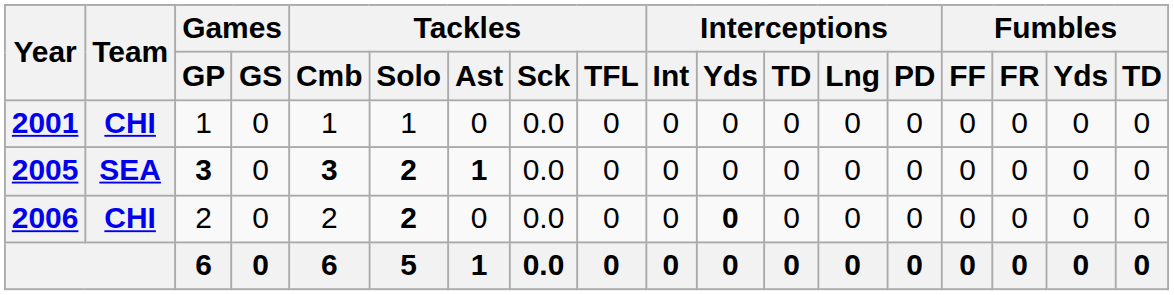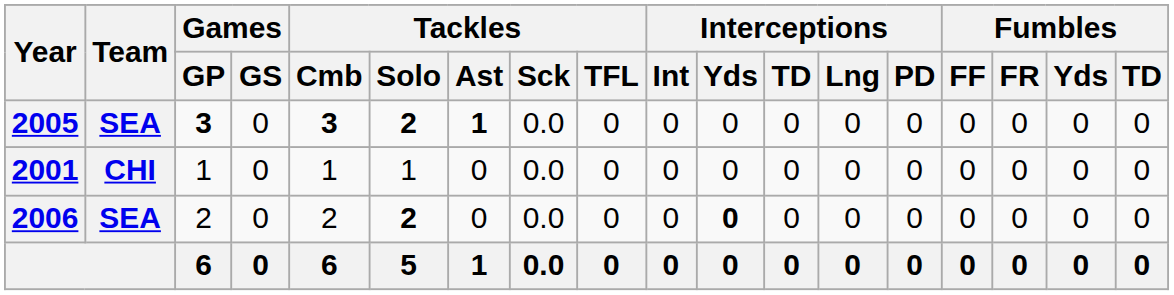rows swapped: (45, 123) <-> (45, 170)
(130, 218) CHI -> (130, 218) SEA
